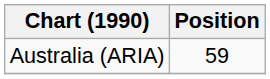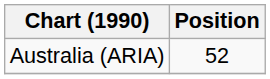(217, 55) 59 -> (217, 55) 52
